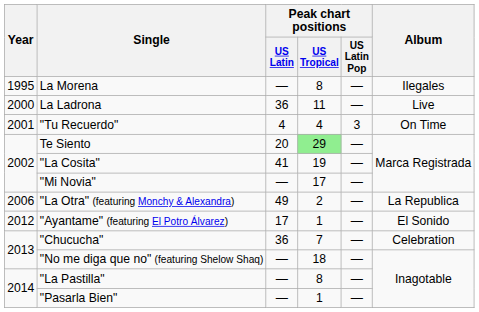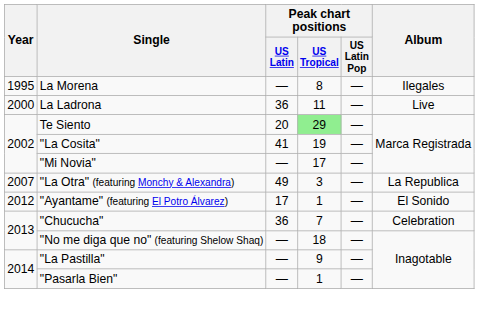- row: (79, 124)
(21, 201) 2006 -> (21, 182) 2007
(319, 201) 2 -> (319, 182) 3
(319, 278) 8 -> (319, 259) 9
